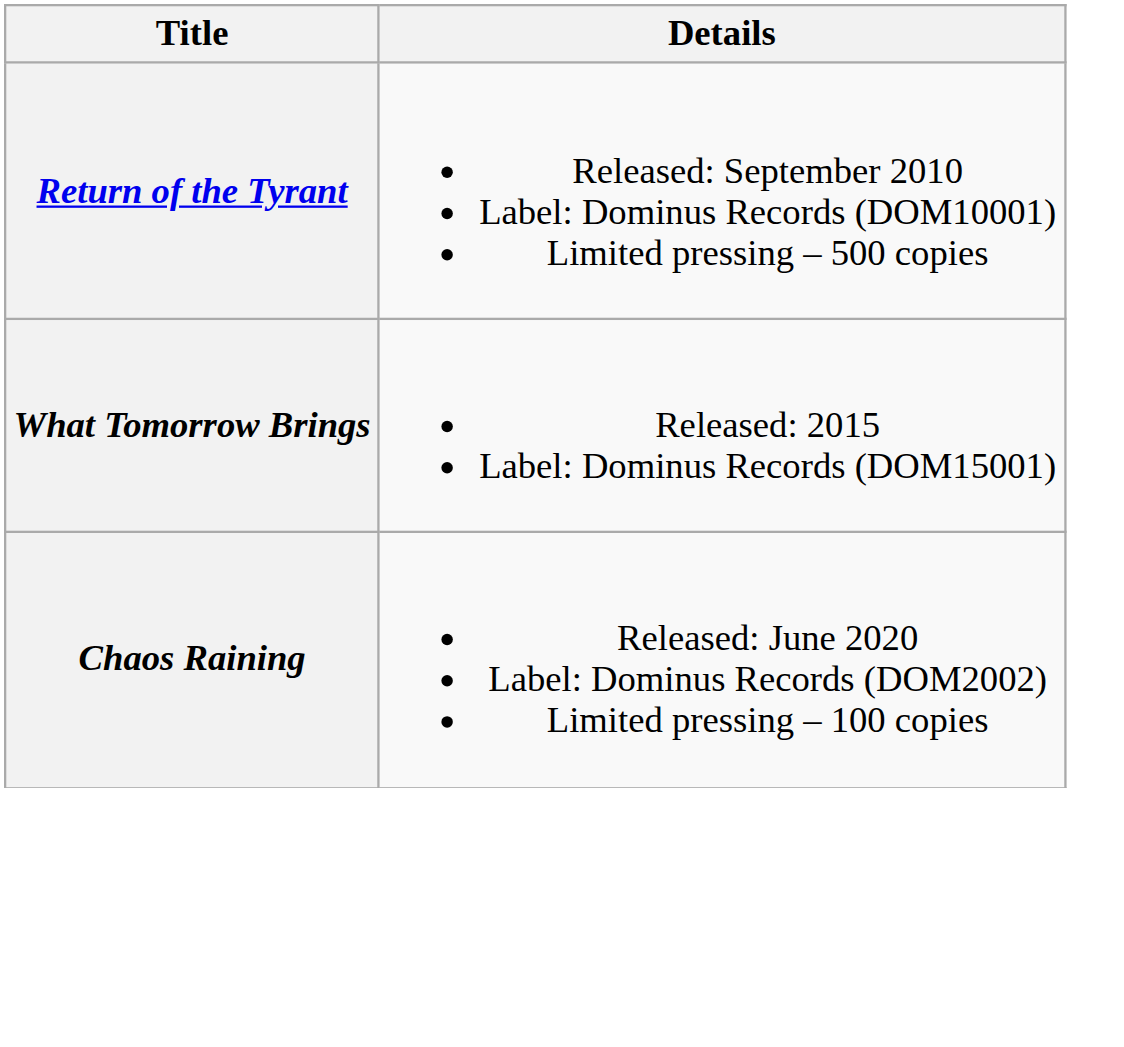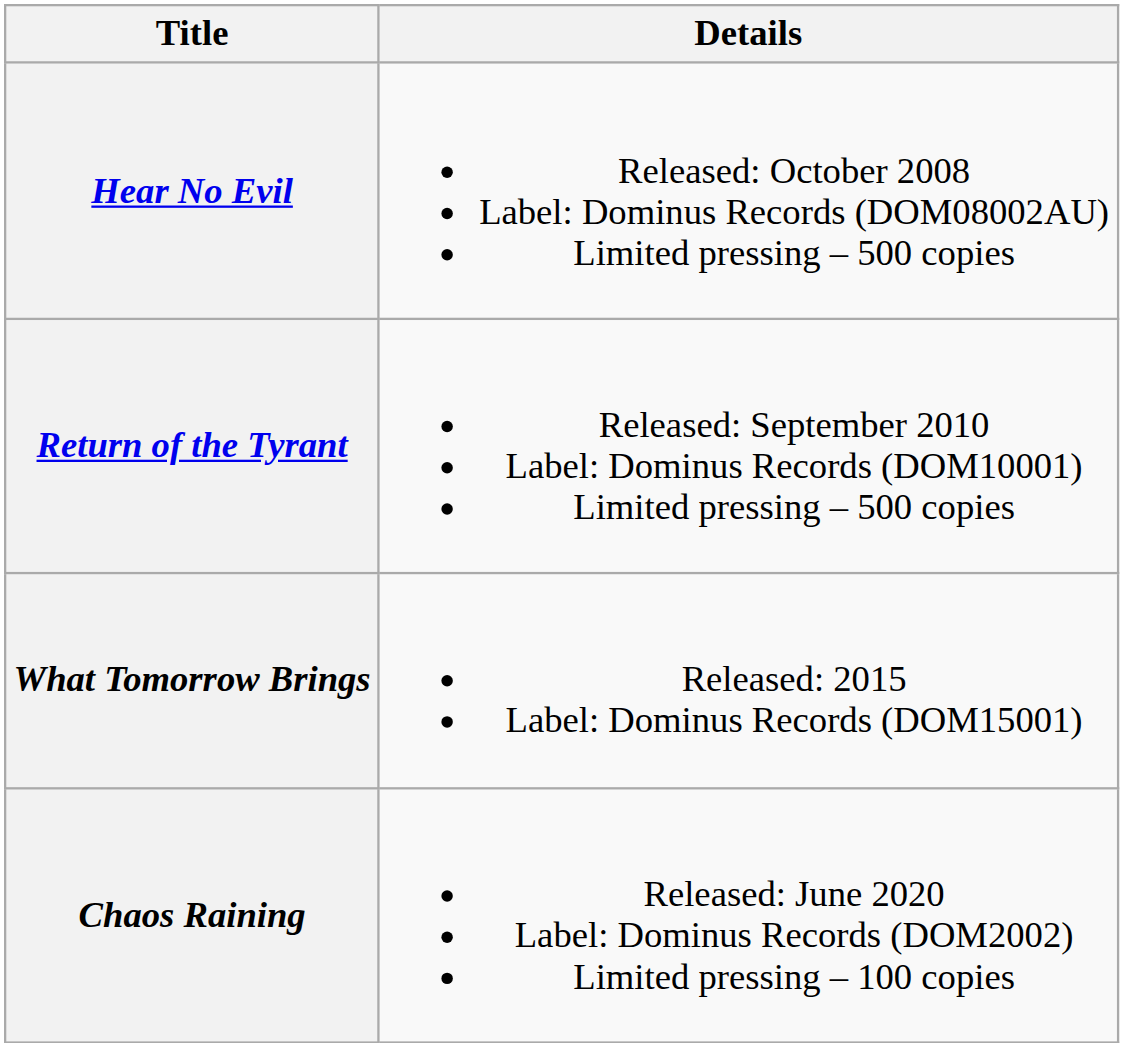+ row: (192, 190)
